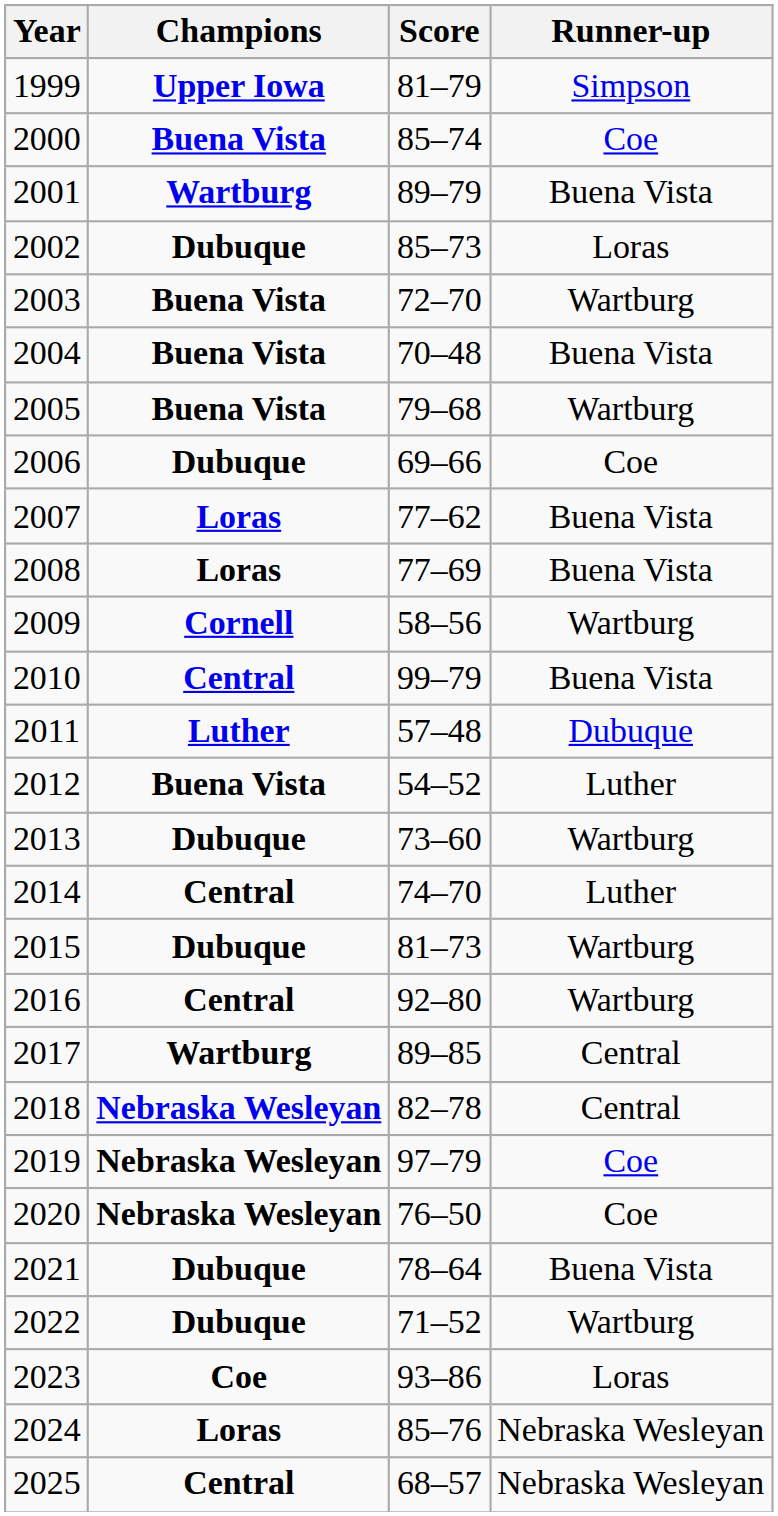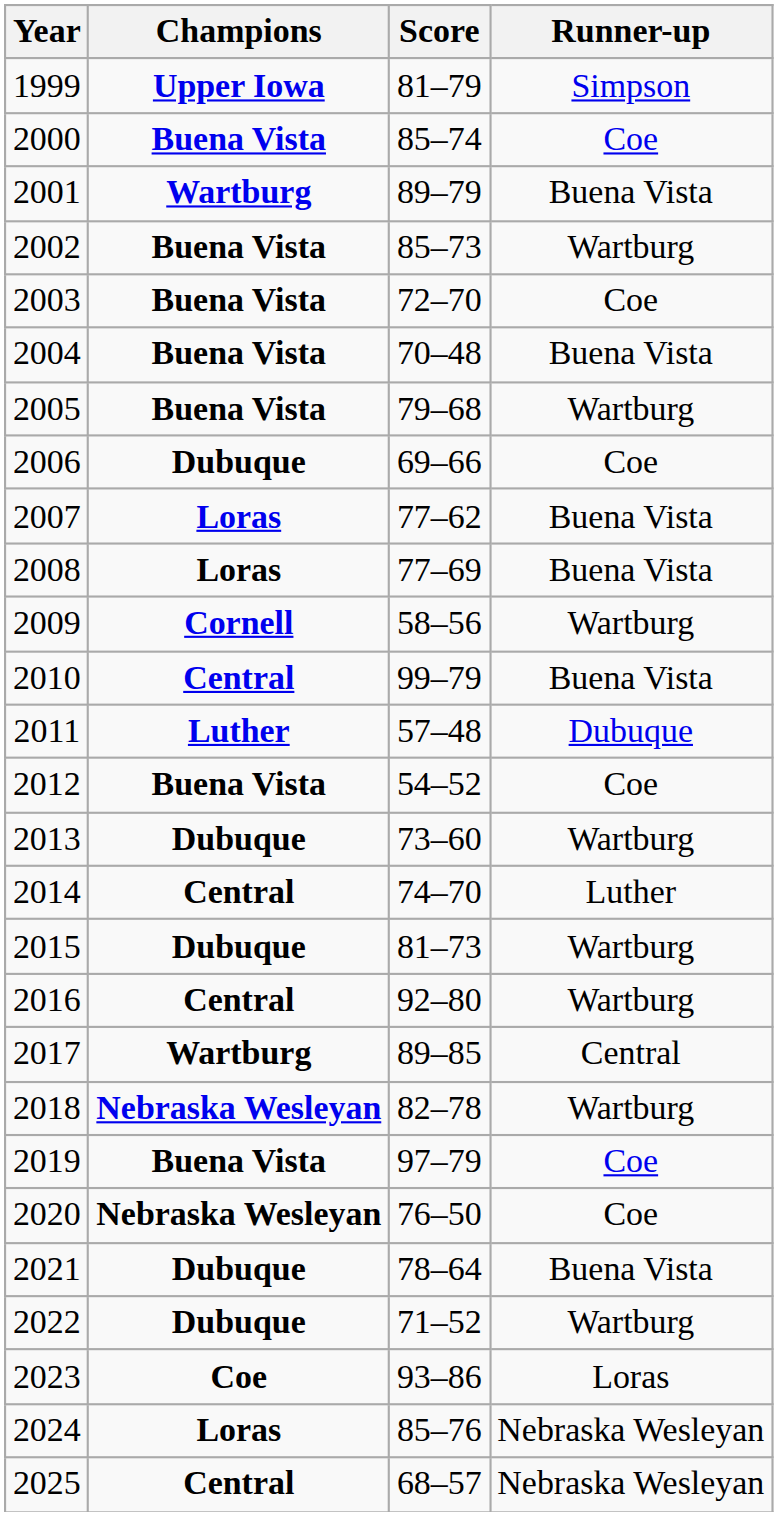(239, 246) Dubuque -> (239, 246) Buena Vista
(631, 246) Loras -> (631, 246) Wartburg
(631, 300) Wartburg -> (631, 300) Coe
(631, 784) Luther -> (631, 784) Coe
(631, 1107) Central -> (631, 1107) Wartburg
(239, 1161) Nebraska Wesleyan -> (239, 1161) Buena Vista
